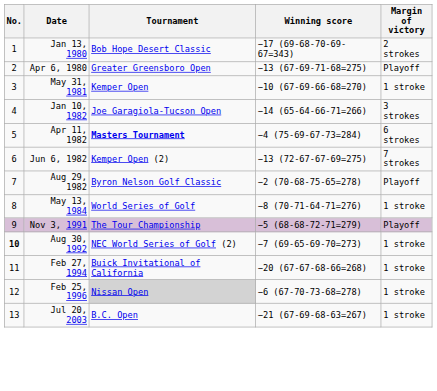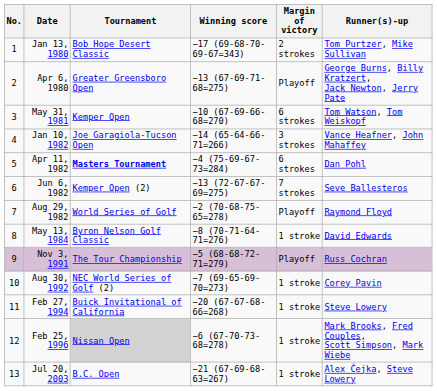+ column: (377, 21)
(404, 88) 1 stroke -> (297, 117) 6 strokes
(156, 183) Byron Nelson Golf Classic -> (125, 212) World Series of Golf
(143, 207) World Series of Golf -> (117, 236) Byron Nelson Golf Classic
(14, 244) bold -> (14, 284) normal
